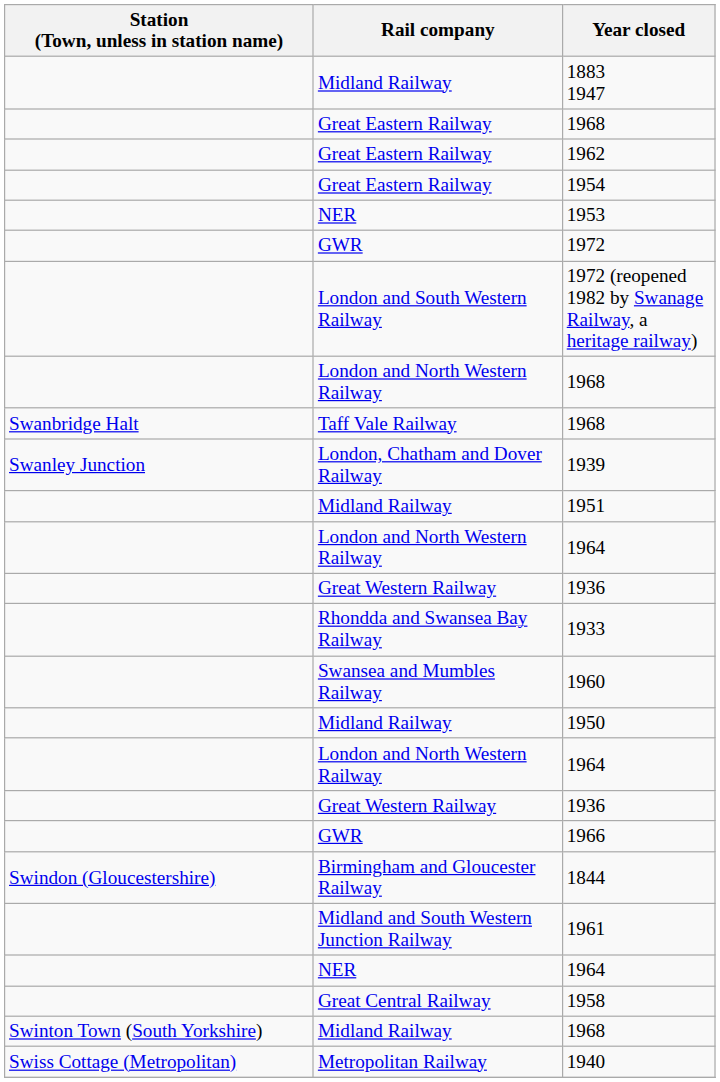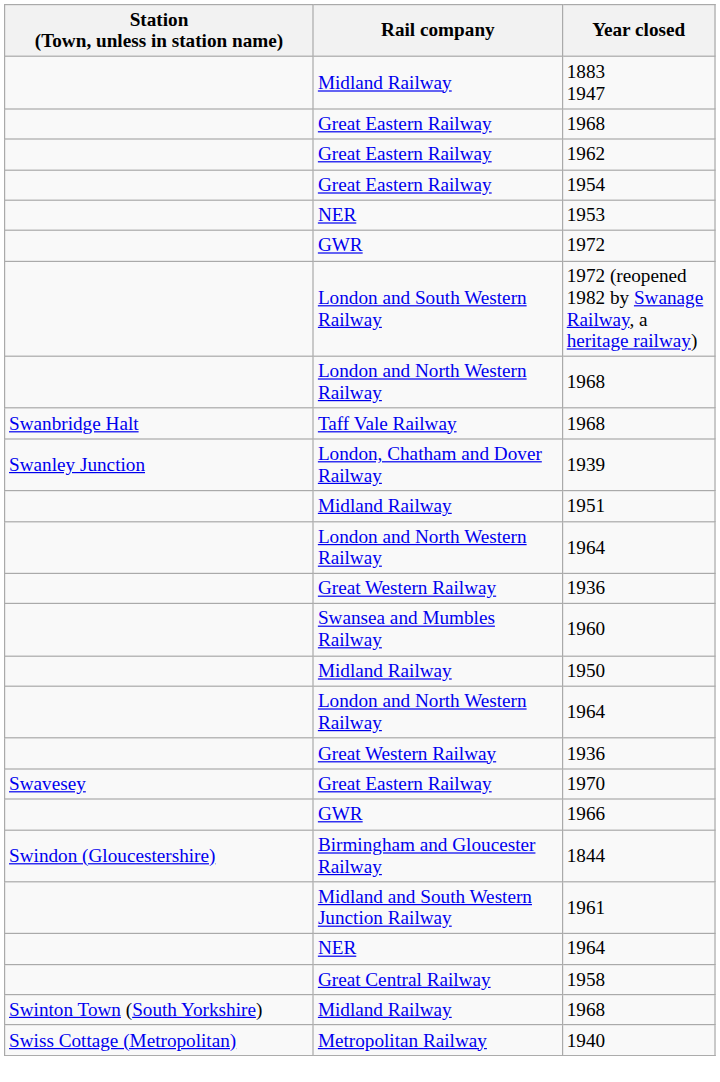- row: (423, 629)
+ row: (405, 783)
